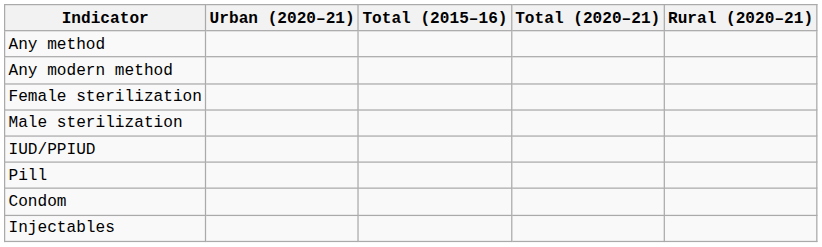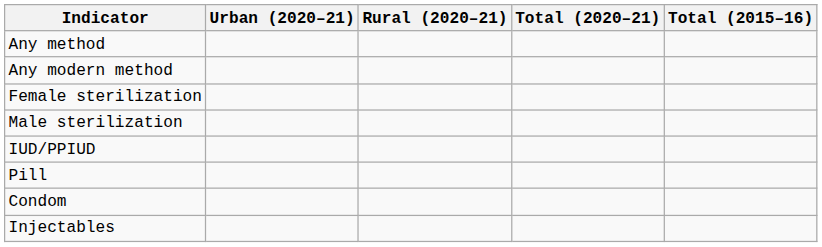columns swapped: (741, 18) <-> (435, 18)
